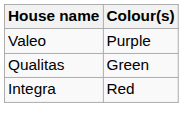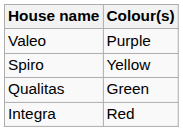+ row: (26, 65)
